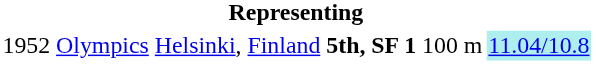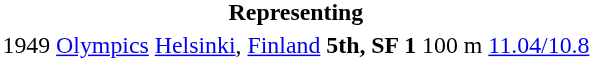(26, 45) 1952 -> (26, 45) 1949
(539, 45) paleturquoise background -> (539, 45) no background
